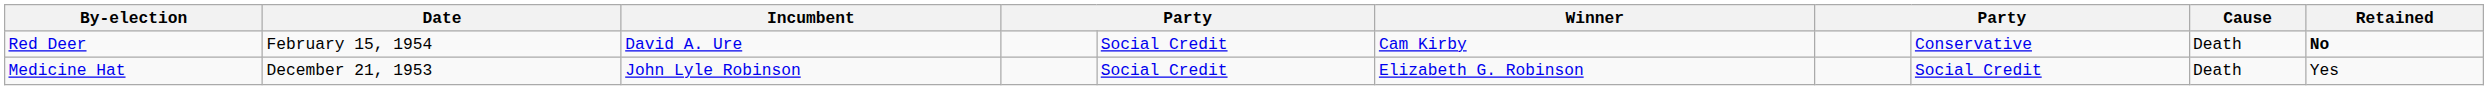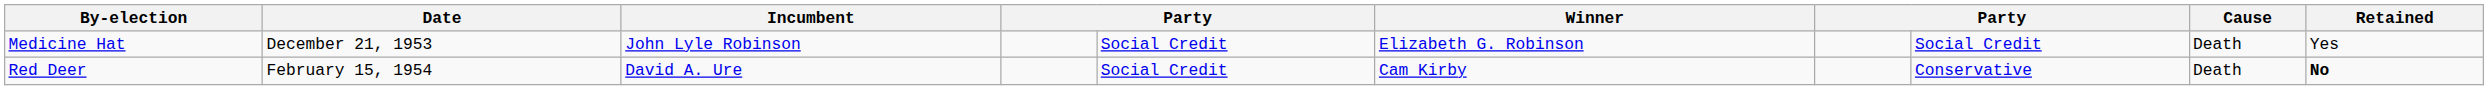rows swapped: (48, 44) <-> (67, 71)
